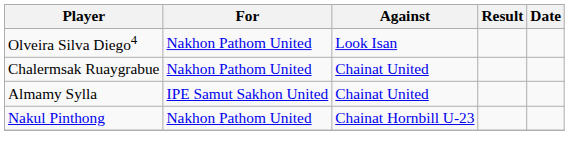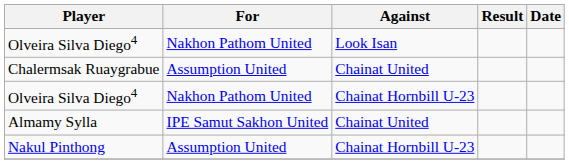(239, 69) Nakhon Pathom United -> (226, 69) Assumption United
+ row: (73, 95)
(239, 118) Nakhon Pathom United -> (226, 146) Assumption United
